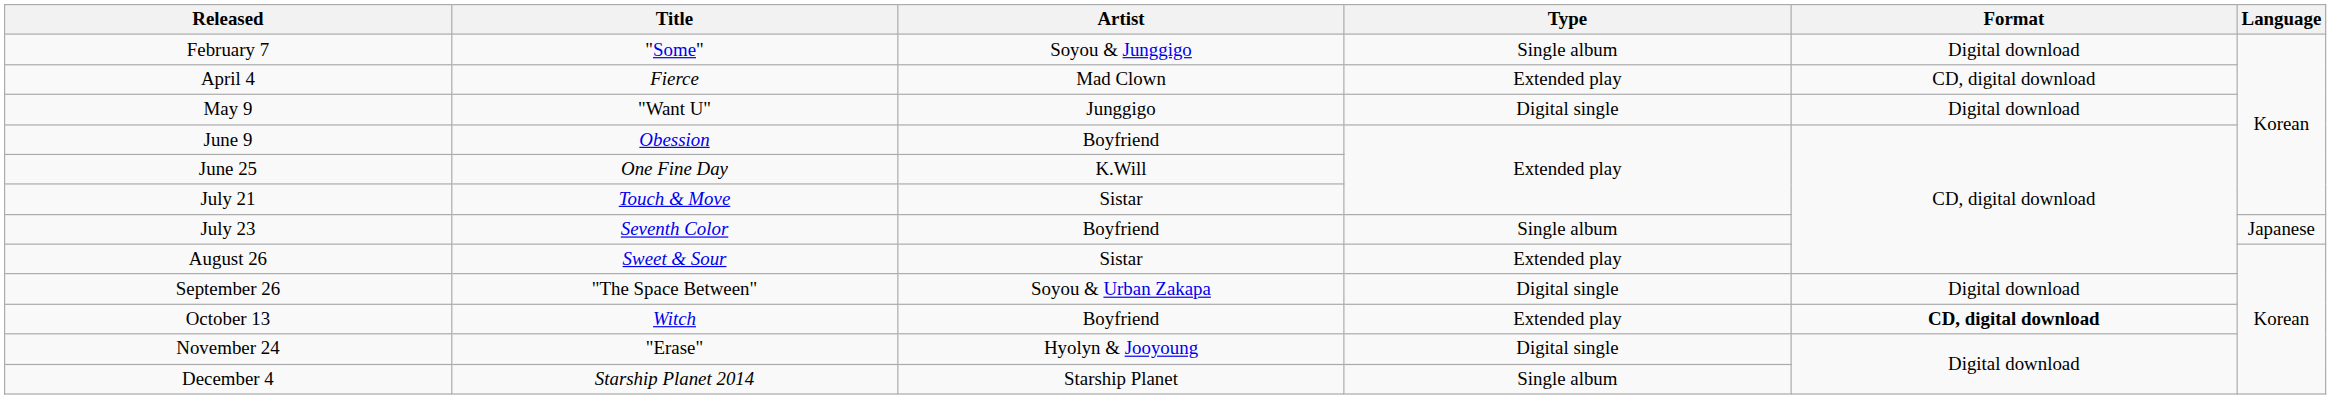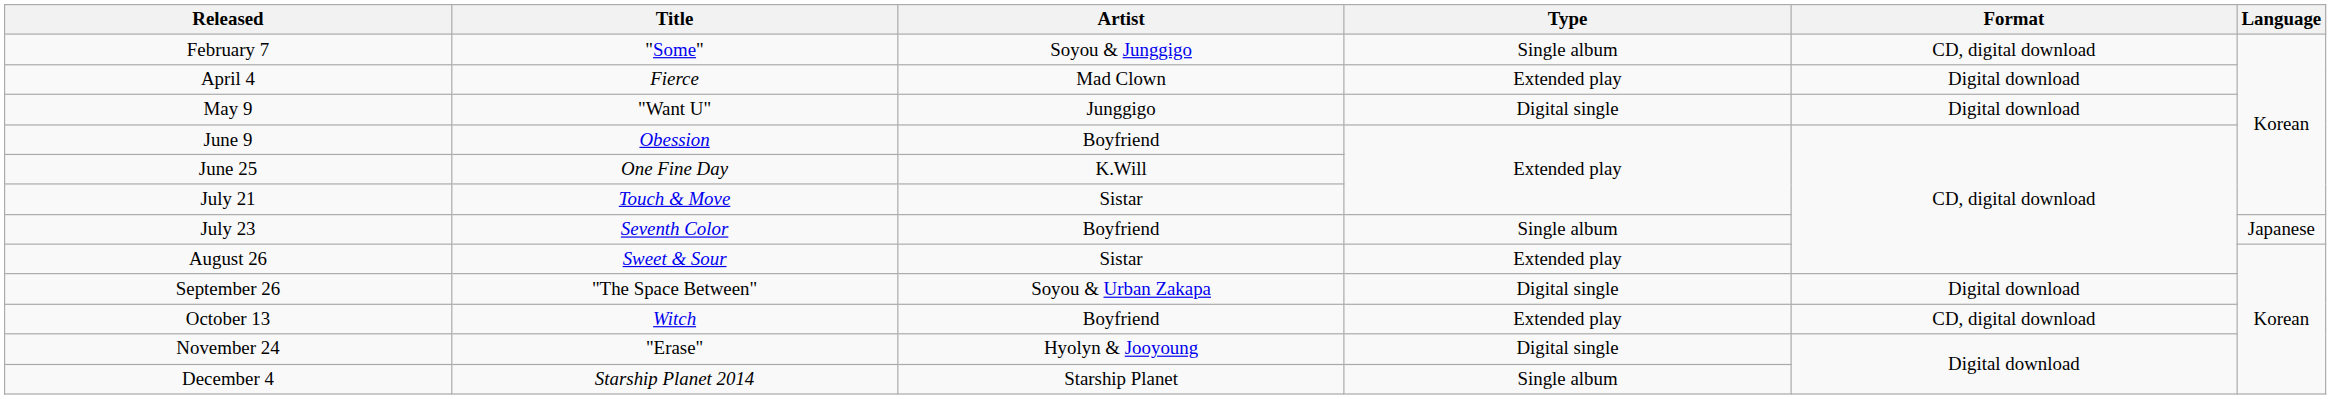(2014, 49) Digital download -> (2014, 49) CD, digital download
(2014, 79) CD, digital download -> (2014, 79) Digital download
(2014, 318) bold -> (2014, 318) normal
